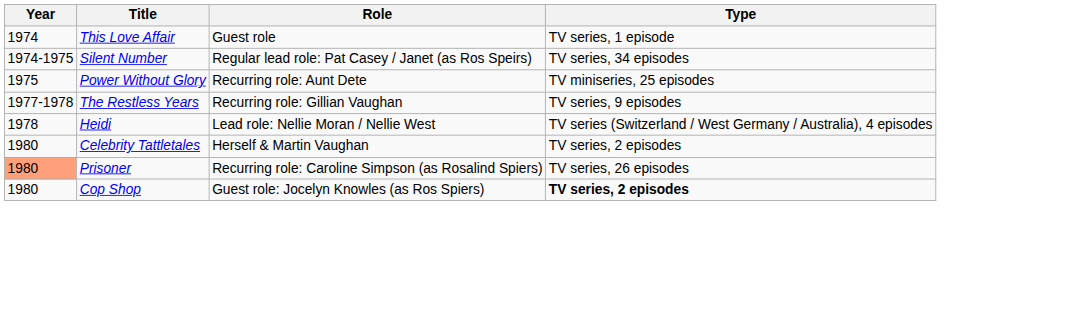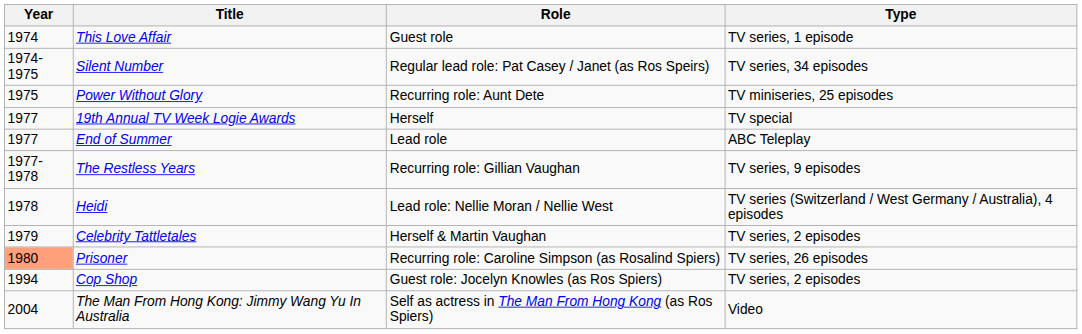+ row: (186, 118)
+ row: (124, 140)
(23, 146) 1980 -> (23, 236) 1979
(23, 189) 1980 -> (23, 280) 1994
(619, 189) bold -> (794, 280) normal
+ row: (218, 309)
